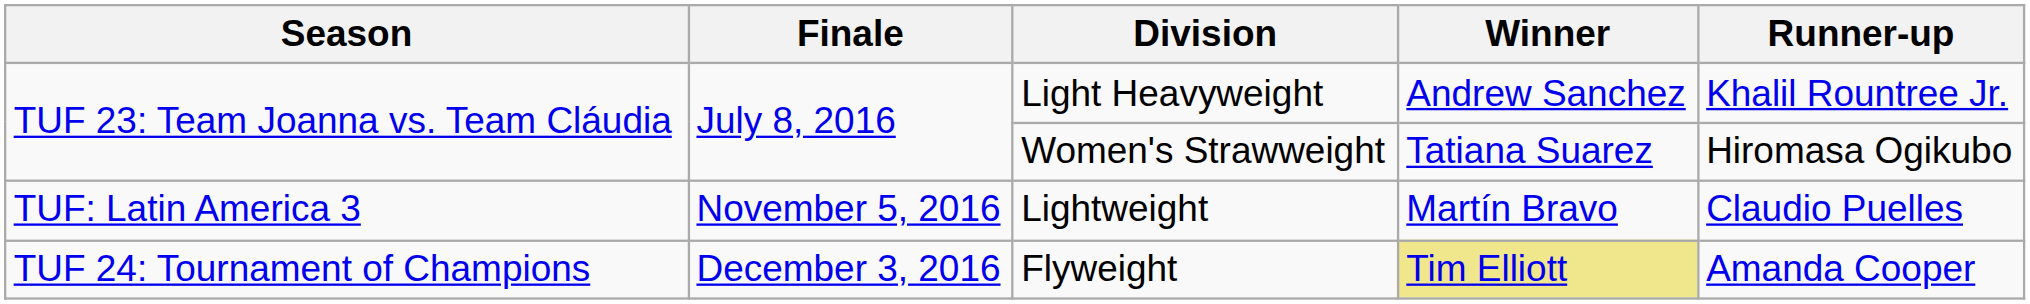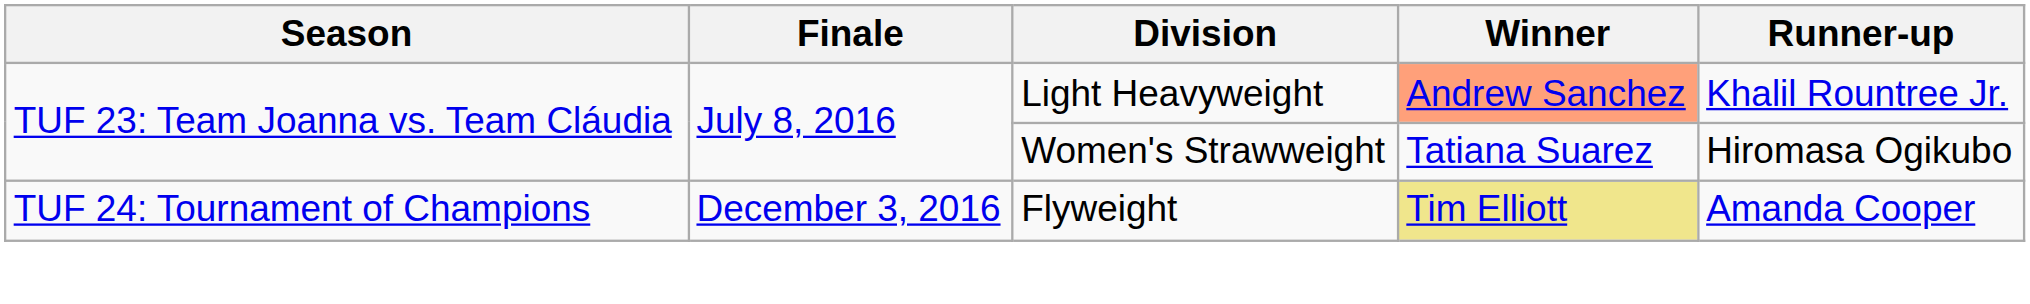(1546, 92) no background -> (1546, 92) lightsalmon background
- row: (1115, 209)
